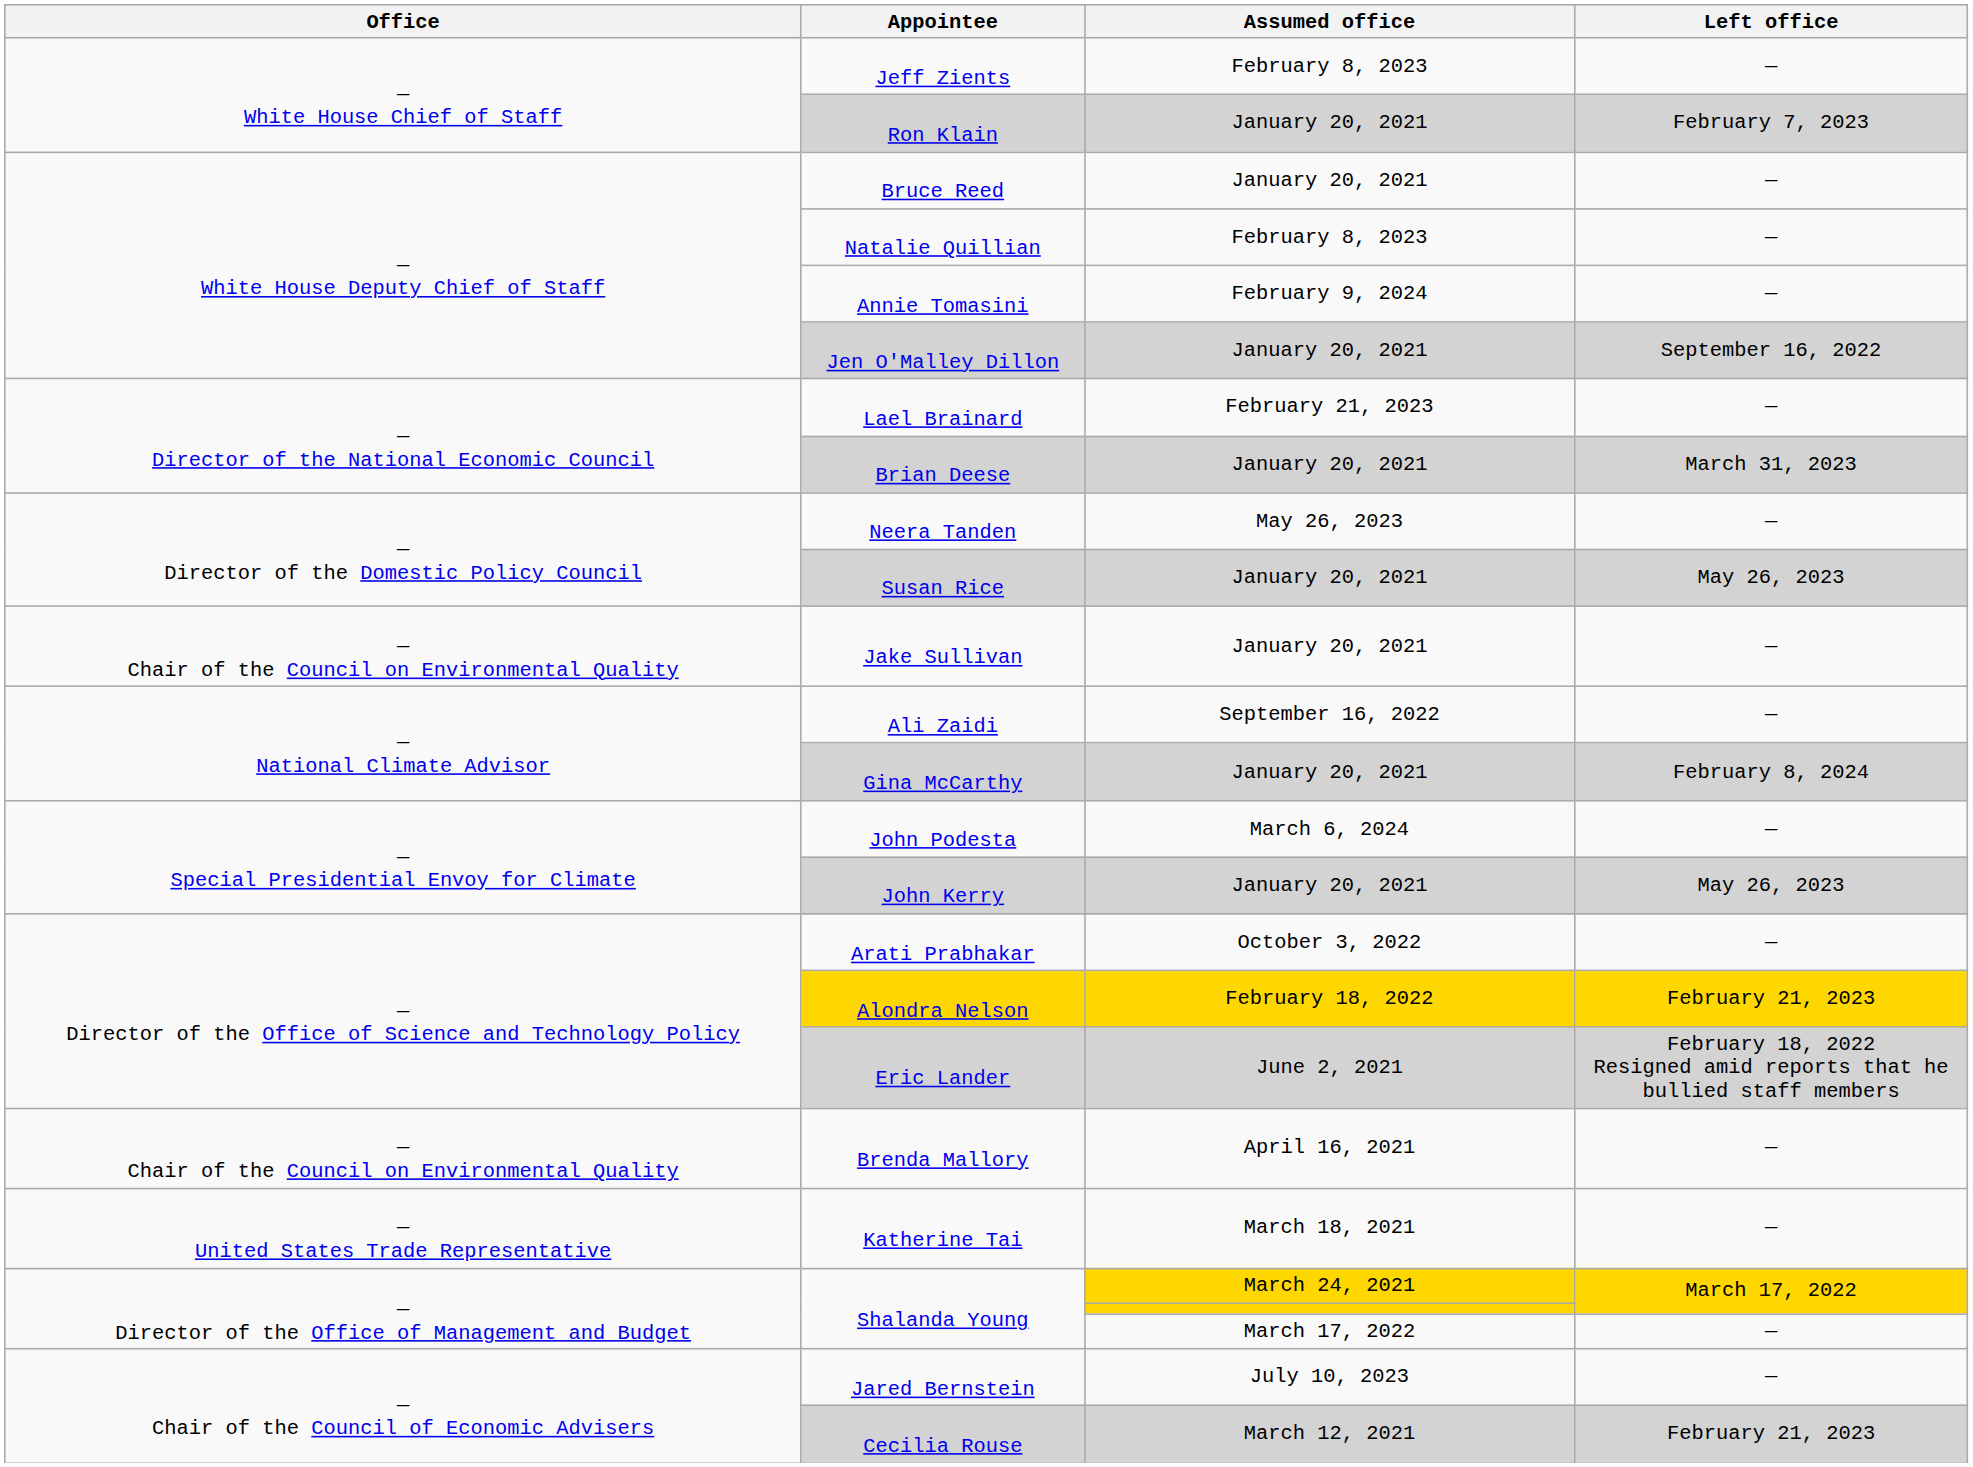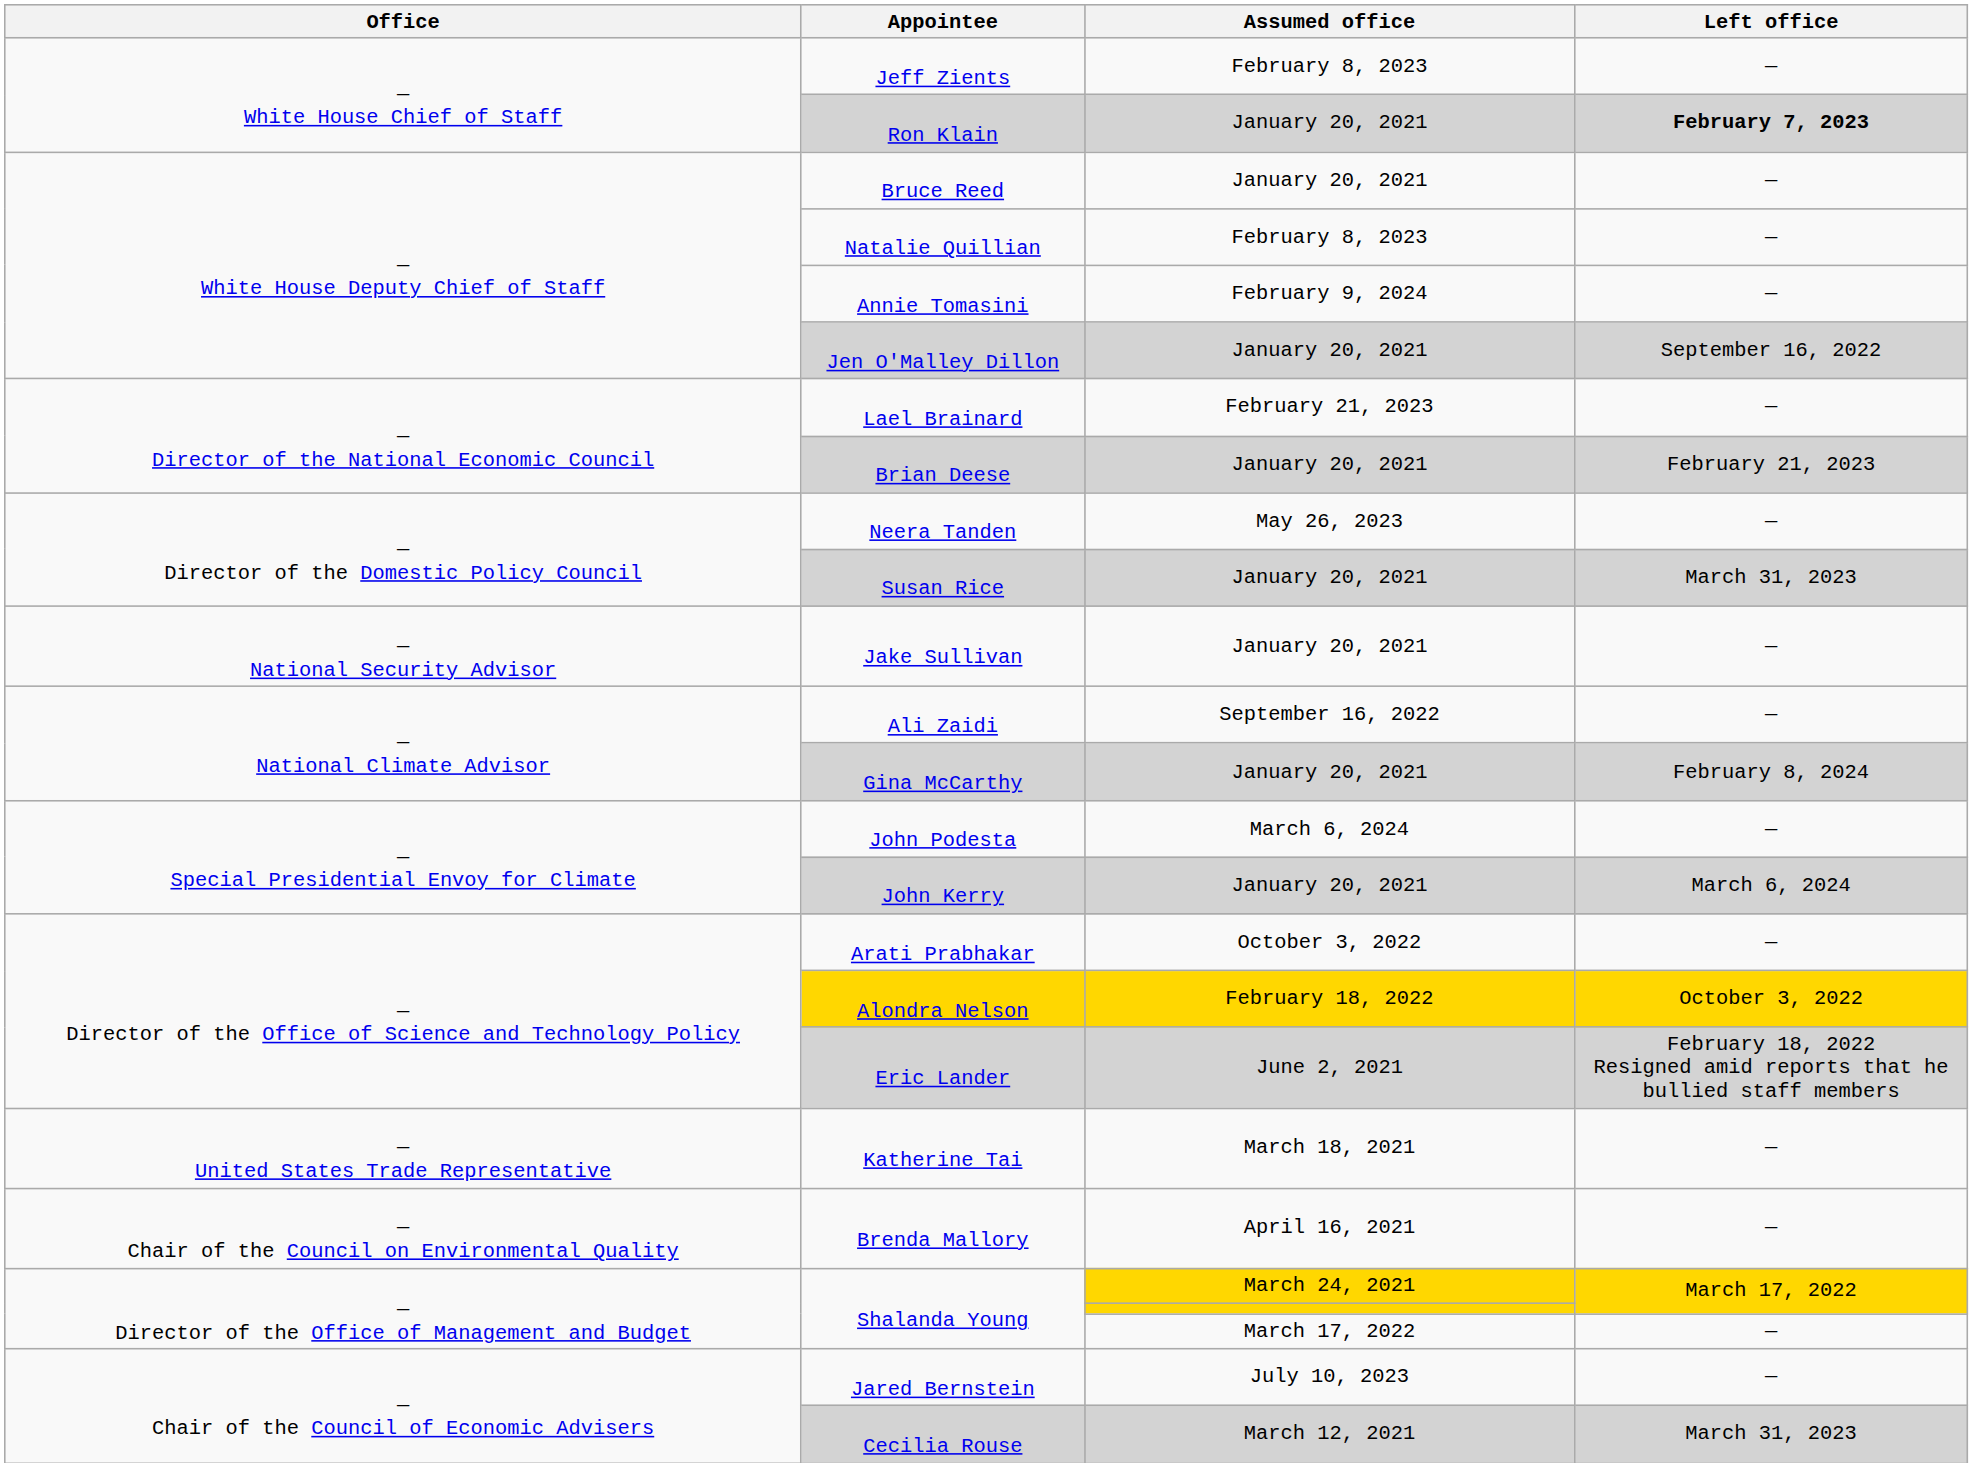(1771, 123) normal -> (1771, 123) bold
(1771, 464) March 31, 2023 -> (1771, 464) February 21, 2023
(1771, 578) May 26, 2023 -> (1771, 578) March 31, 2023
(403, 658) — Chair of the Council on Environmental Quality -> (403, 658) — National Security Advisor
(1771, 885) May 26, 2023 -> (1771, 885) March 6, 2024
(1771, 999) February 21, 2023 -> (1771, 999) October 3, 2022
rows swapped: (943, 1160) <-> (943, 1240)
(1771, 1434) February 21, 2023 -> (1771, 1434) March 31, 2023
